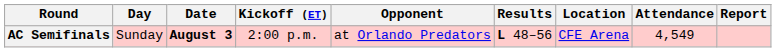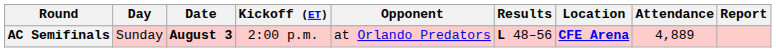(594, 37) normal -> (594, 37) bold
(675, 37) 4,549 -> (675, 37) 4,889
